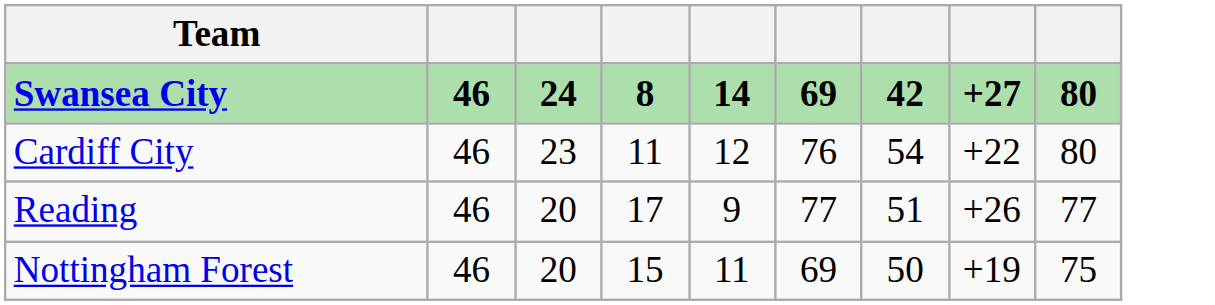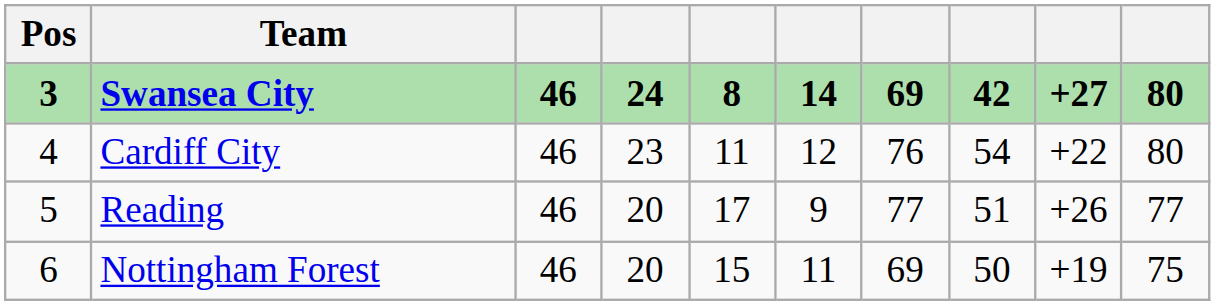+ column: (49, 33)
